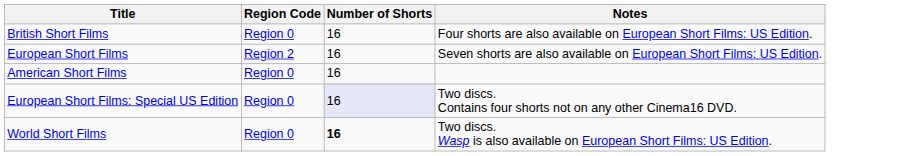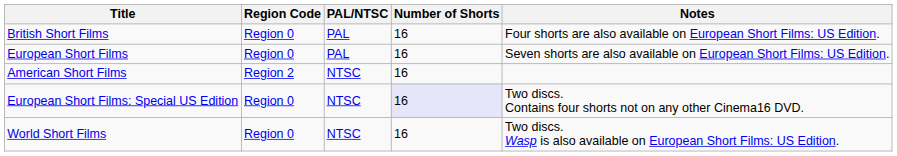+ column: (357, 14)
(269, 53) Region 2 -> (269, 53) Region 0
(269, 73) Region 0 -> (269, 73) Region 2
(334, 134) bold -> (401, 134) normal
